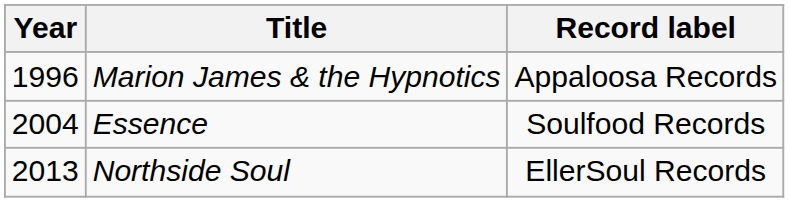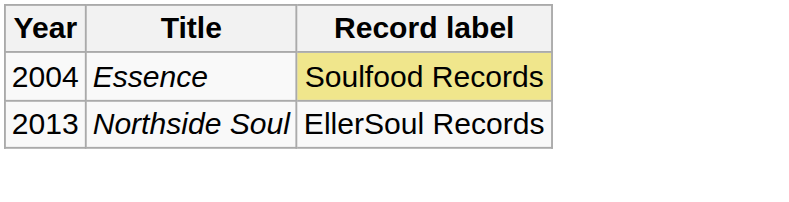- row: (297, 76)
(646, 123) no background -> (424, 76) khaki background
